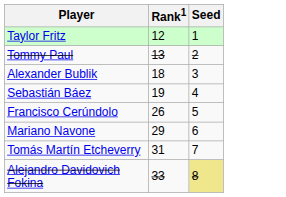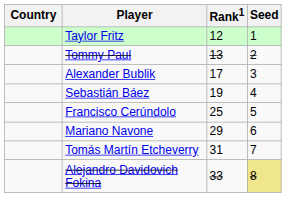+ column: (33, 15)
(158, 74) 18 -> (216, 74) 17
(158, 112) 26 -> (216, 112) 25
